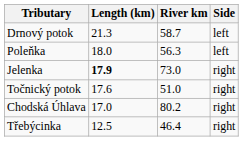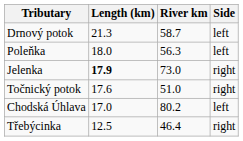(224, 107) right -> (221, 107) left
